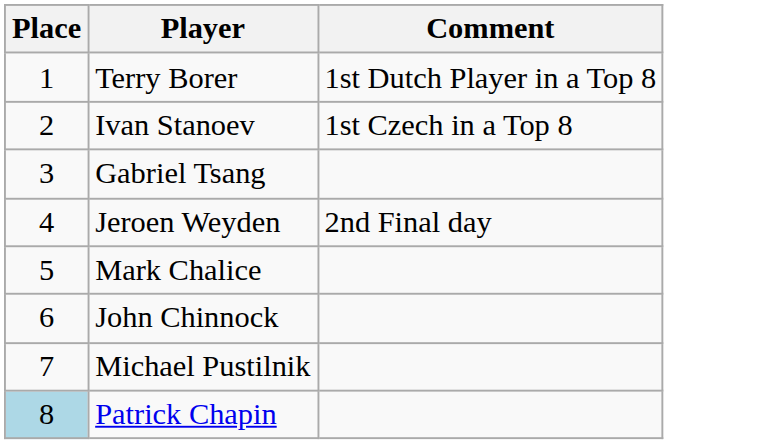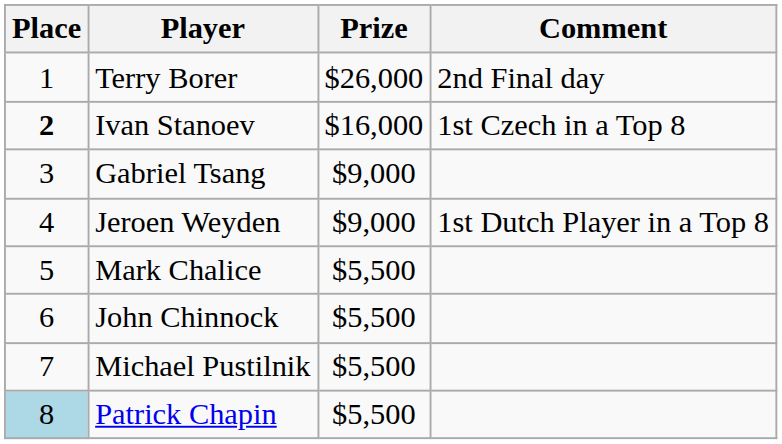+ column: (374, 28)
(490, 76) 1st Dutch Player in a Top 8 -> (521, 76) 2nd Final day
(47, 125) normal -> (47, 125) bold
(408, 221) 2nd Final day -> (603, 221) 1st Dutch Player in a Top 8
